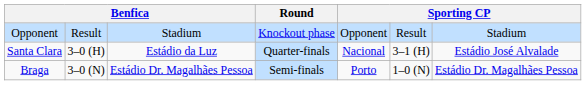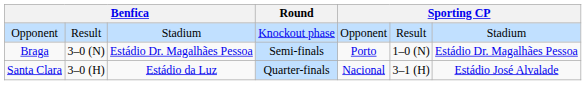rows swapped: (35, 51) <-> (35, 70)
